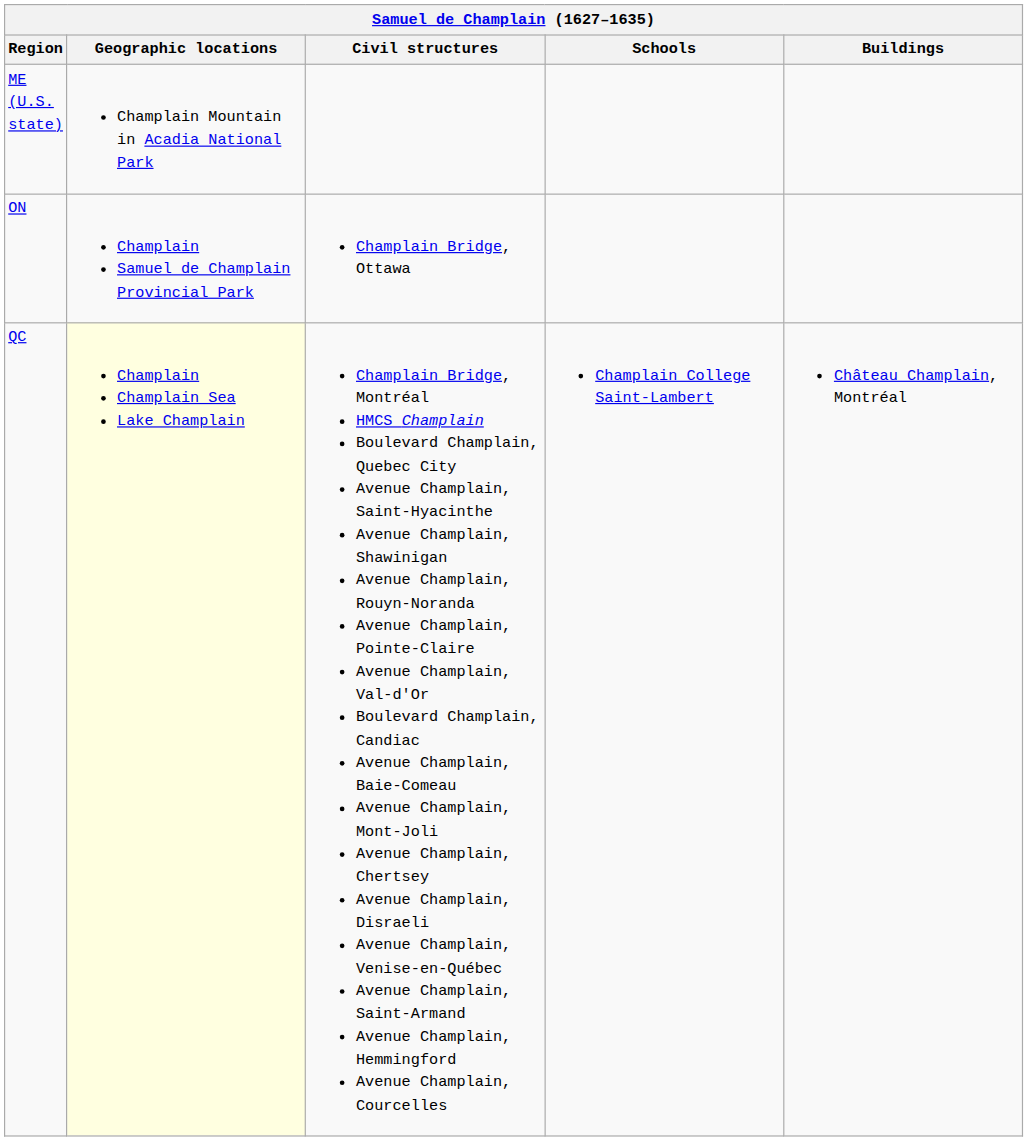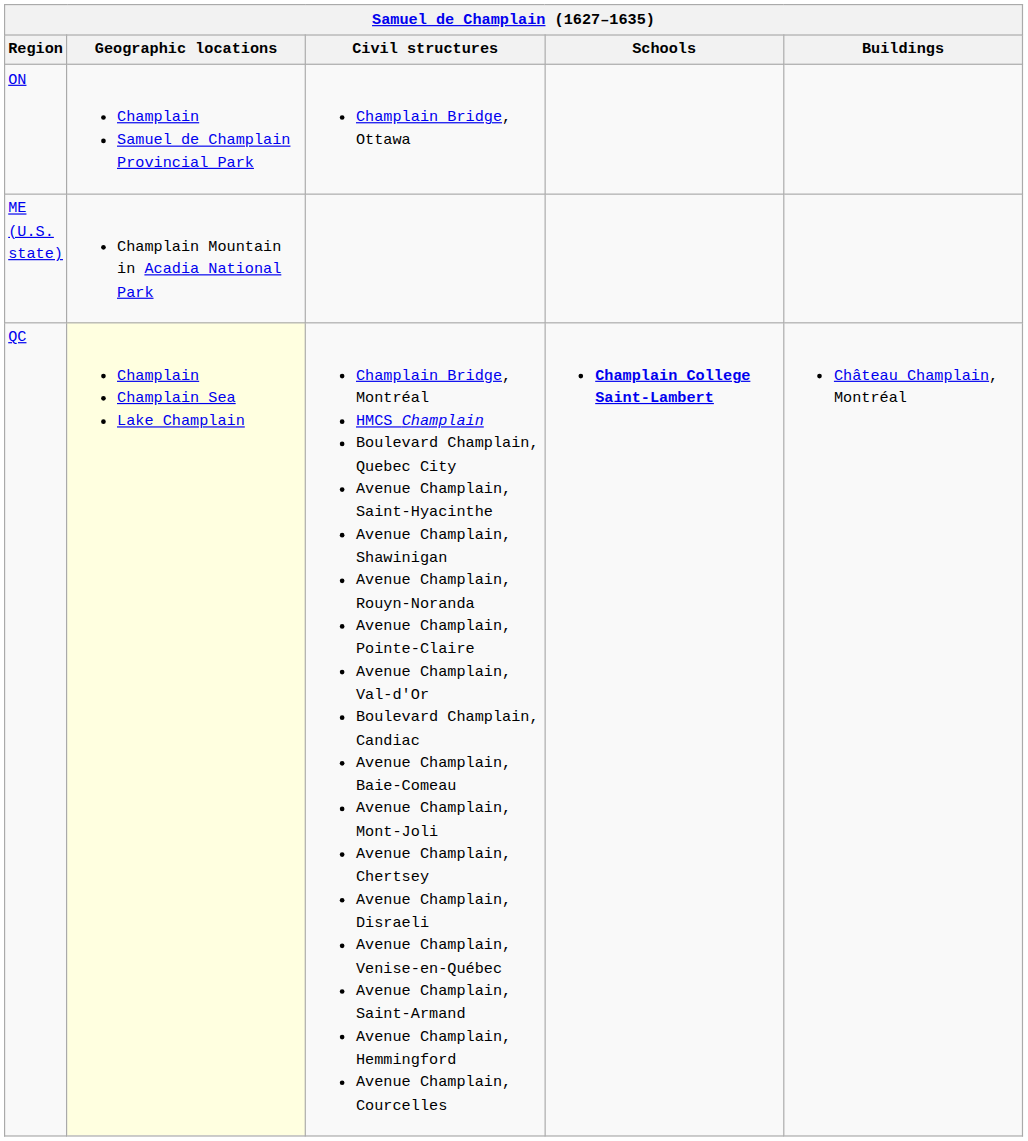rows swapped: (36, 102) <-> (17, 208)
(664, 387) normal -> (664, 387) bold
